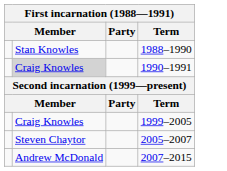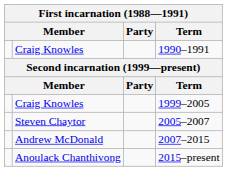- row: (166, 49)
(49, 67) lightgrey background -> (49, 49) no background
+ row: (189, 157)
